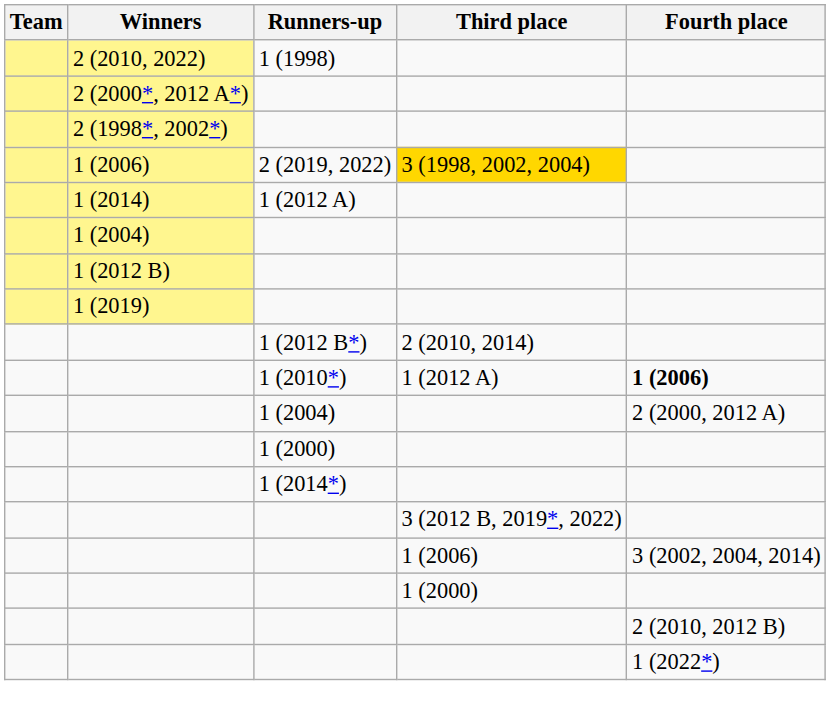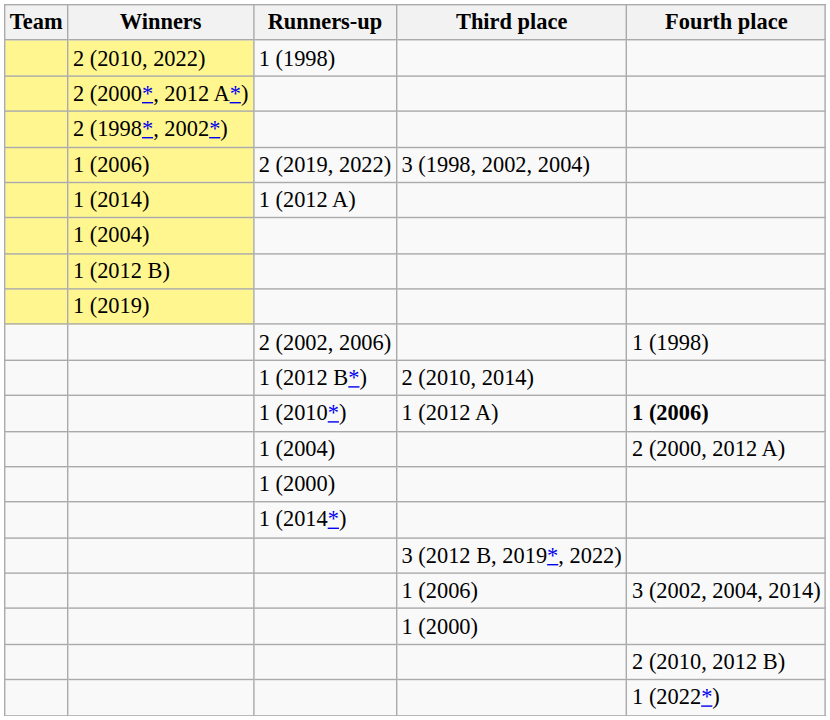(496, 164) gold background -> (496, 164) no background
+ row: (161, 342)
